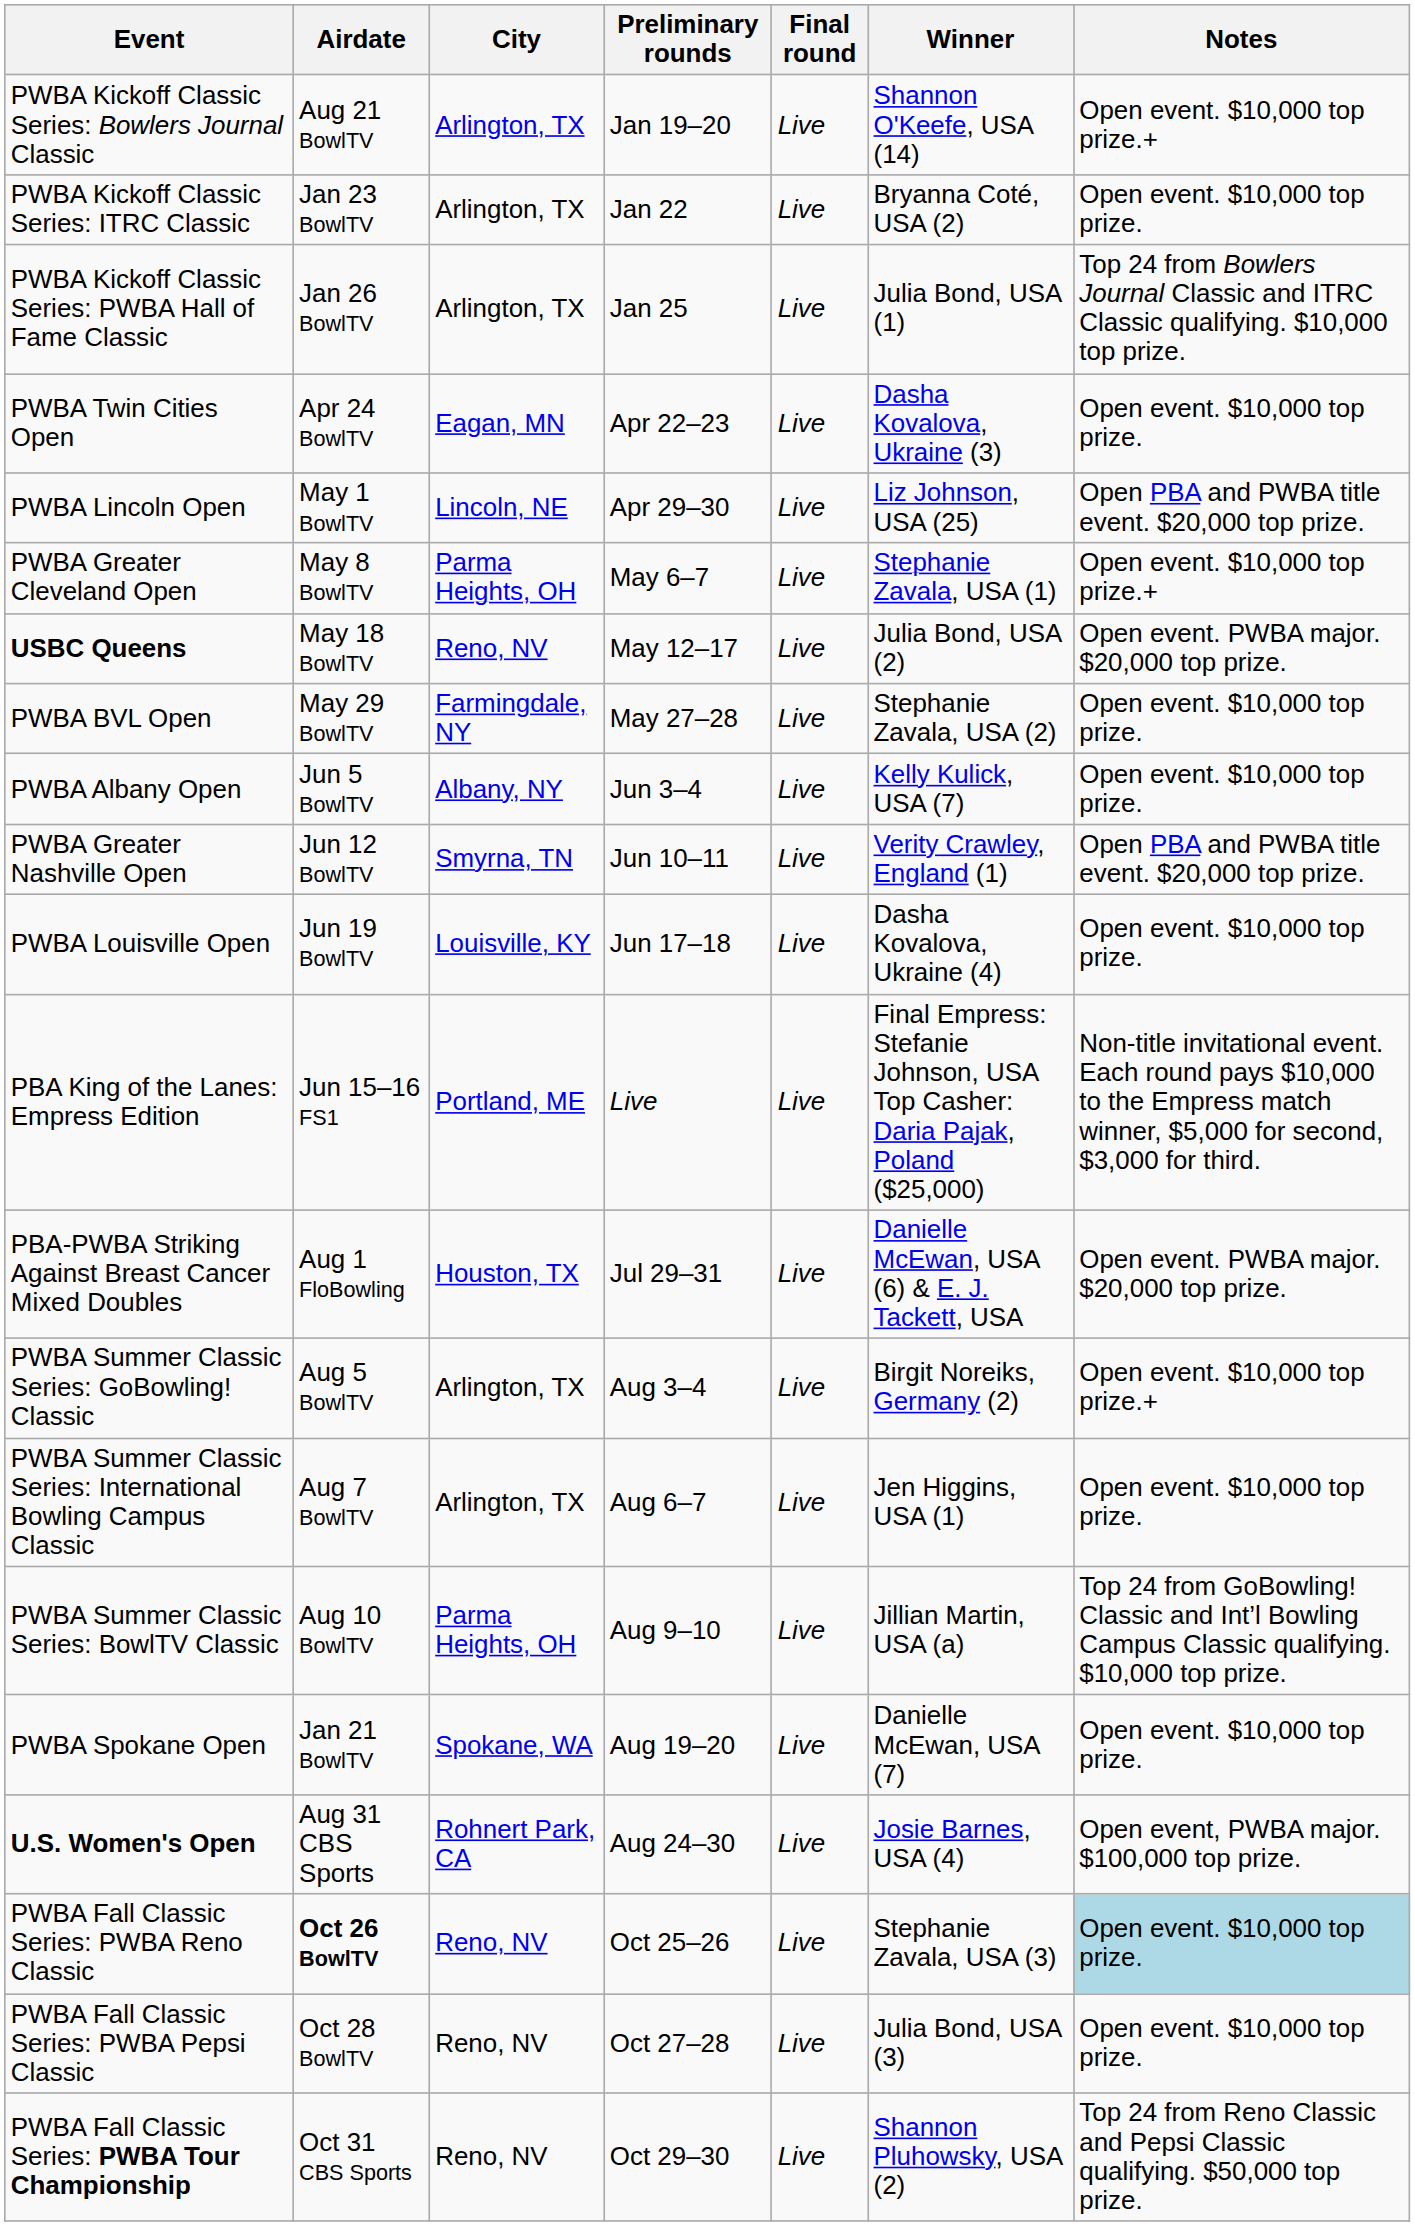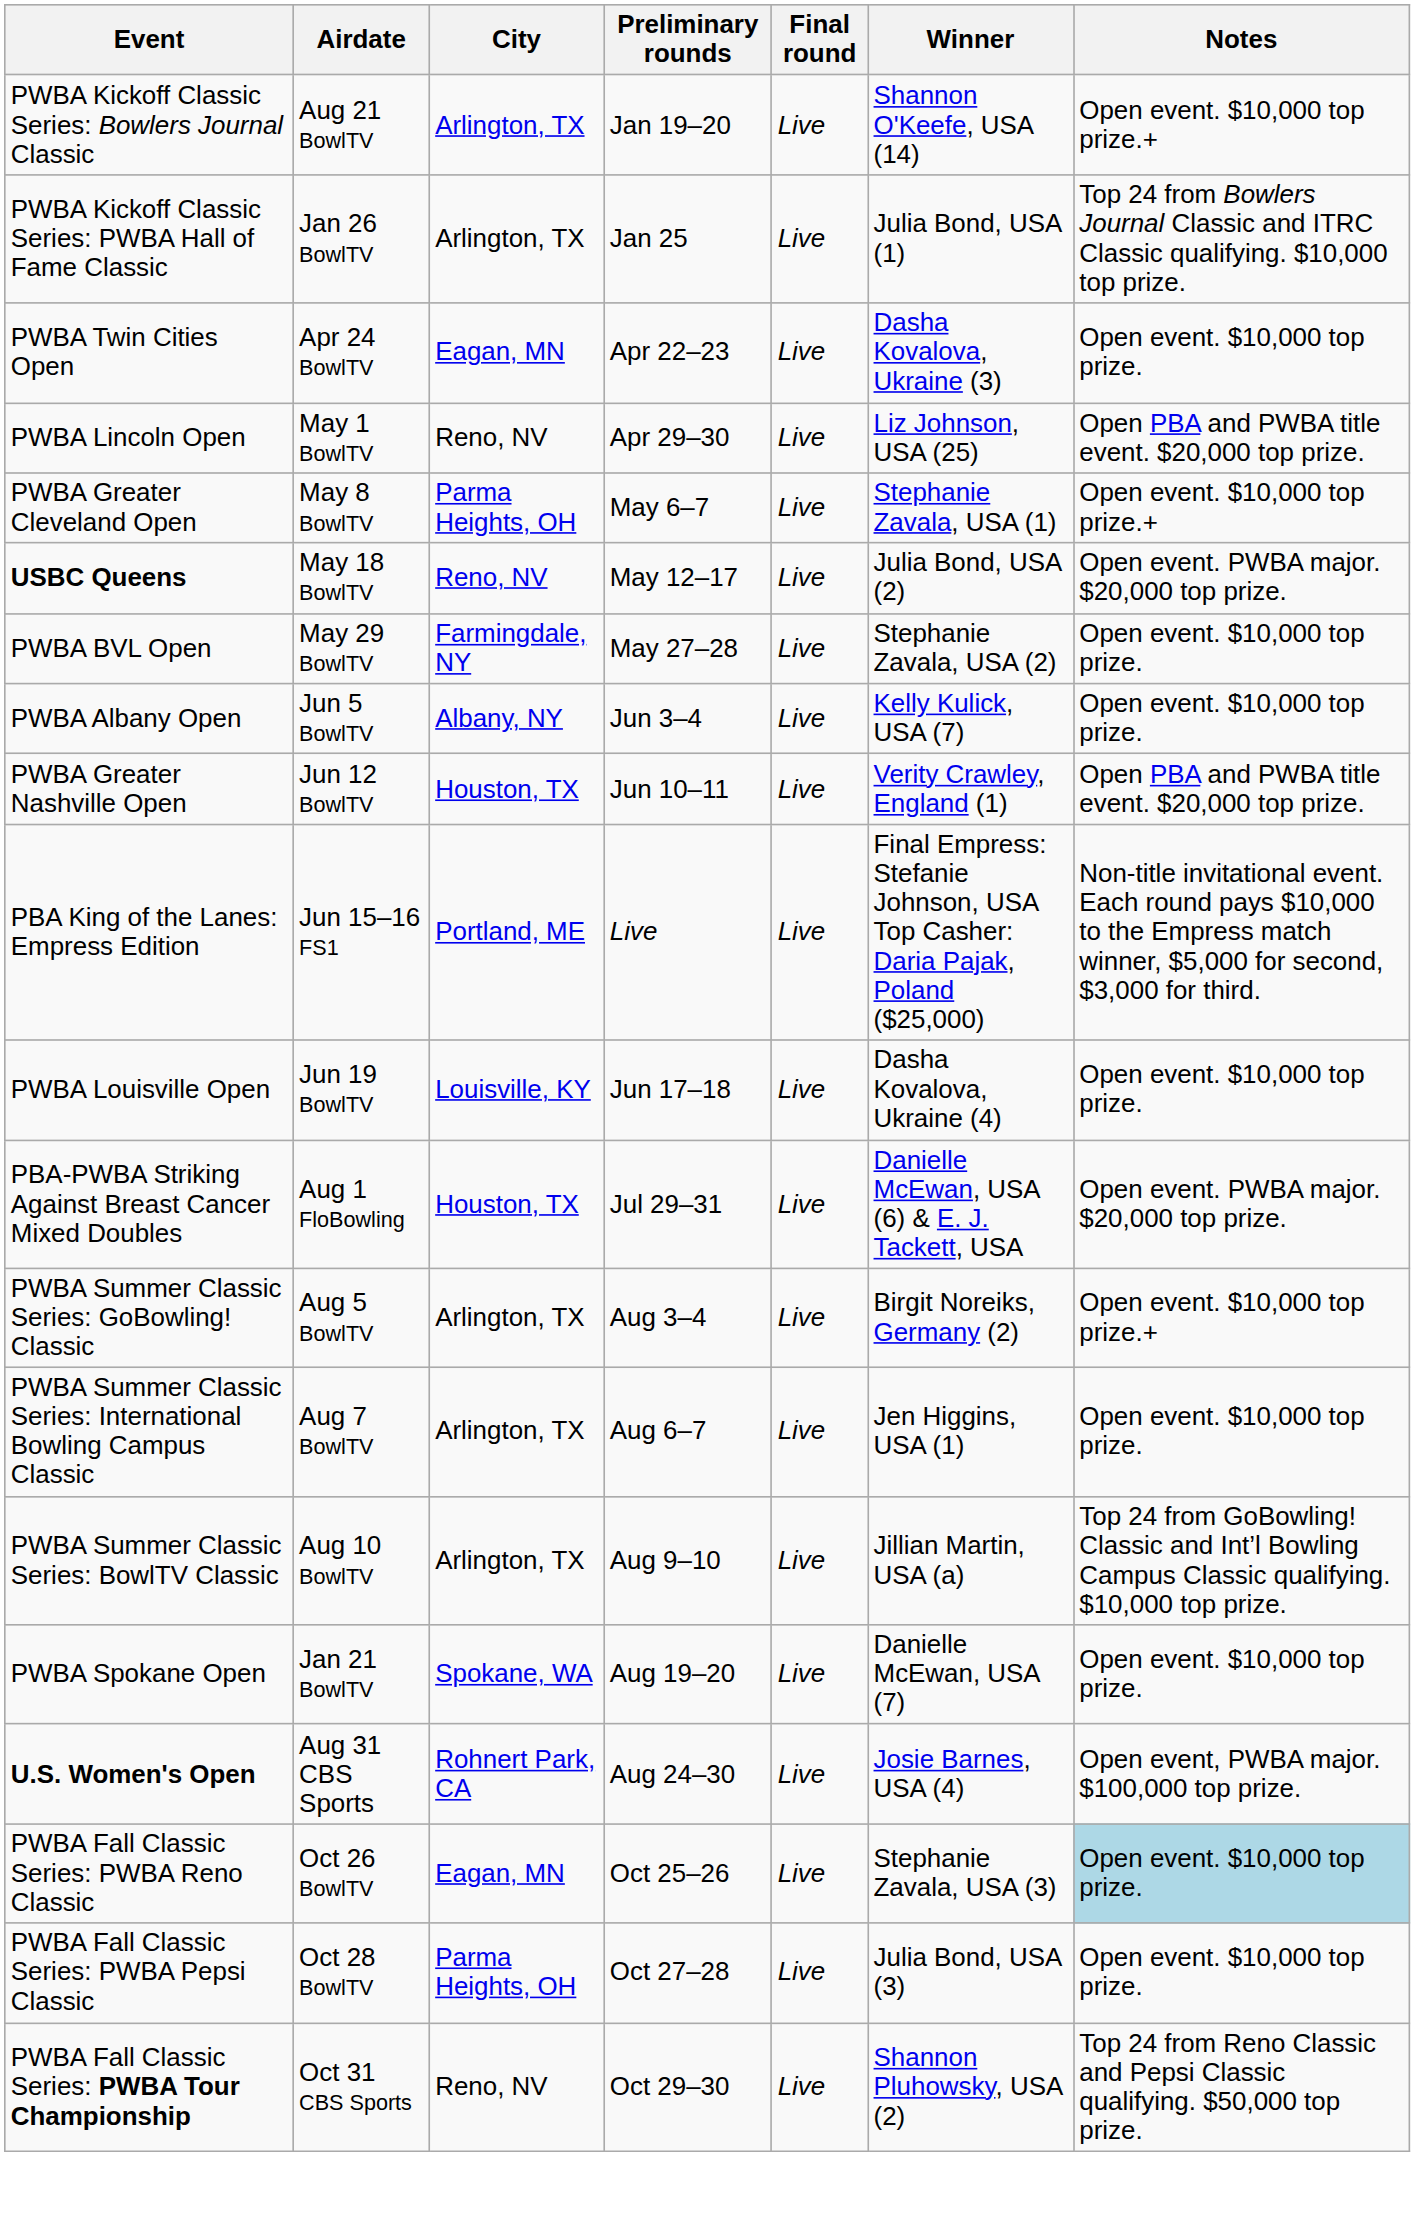- row: (136, 209)
(501, 507) Lincoln, NE -> (491, 437) Reno, NV
(504, 858) Smyrna, TN -> (507, 788) Houston, TX
rows swapped: (144, 1101) <-> (140, 943)
(506, 1630) Parma Heights, OH -> (510, 1560) Arlington, TX
(339, 1943) bold -> (337, 1873) normal
(491, 1943) Reno, NV -> (500, 1873) Eagan, MN
(491, 2042) Reno, NV -> (506, 1972) Parma Heights, OH
